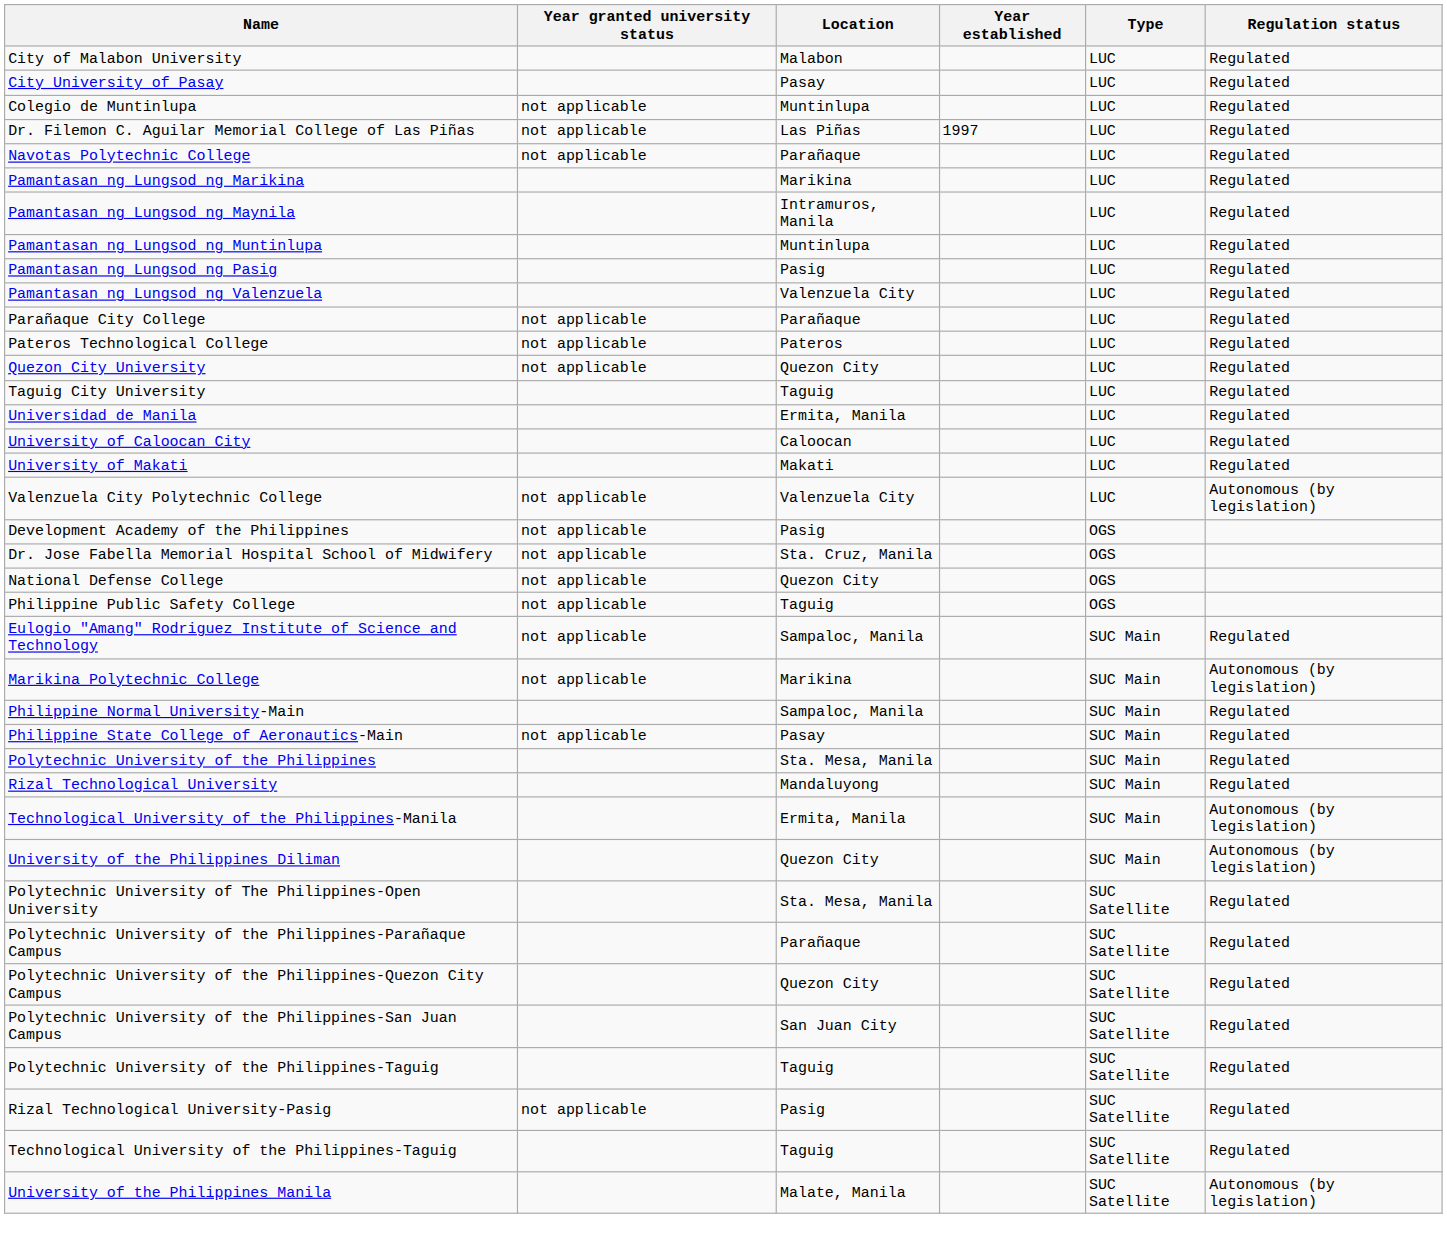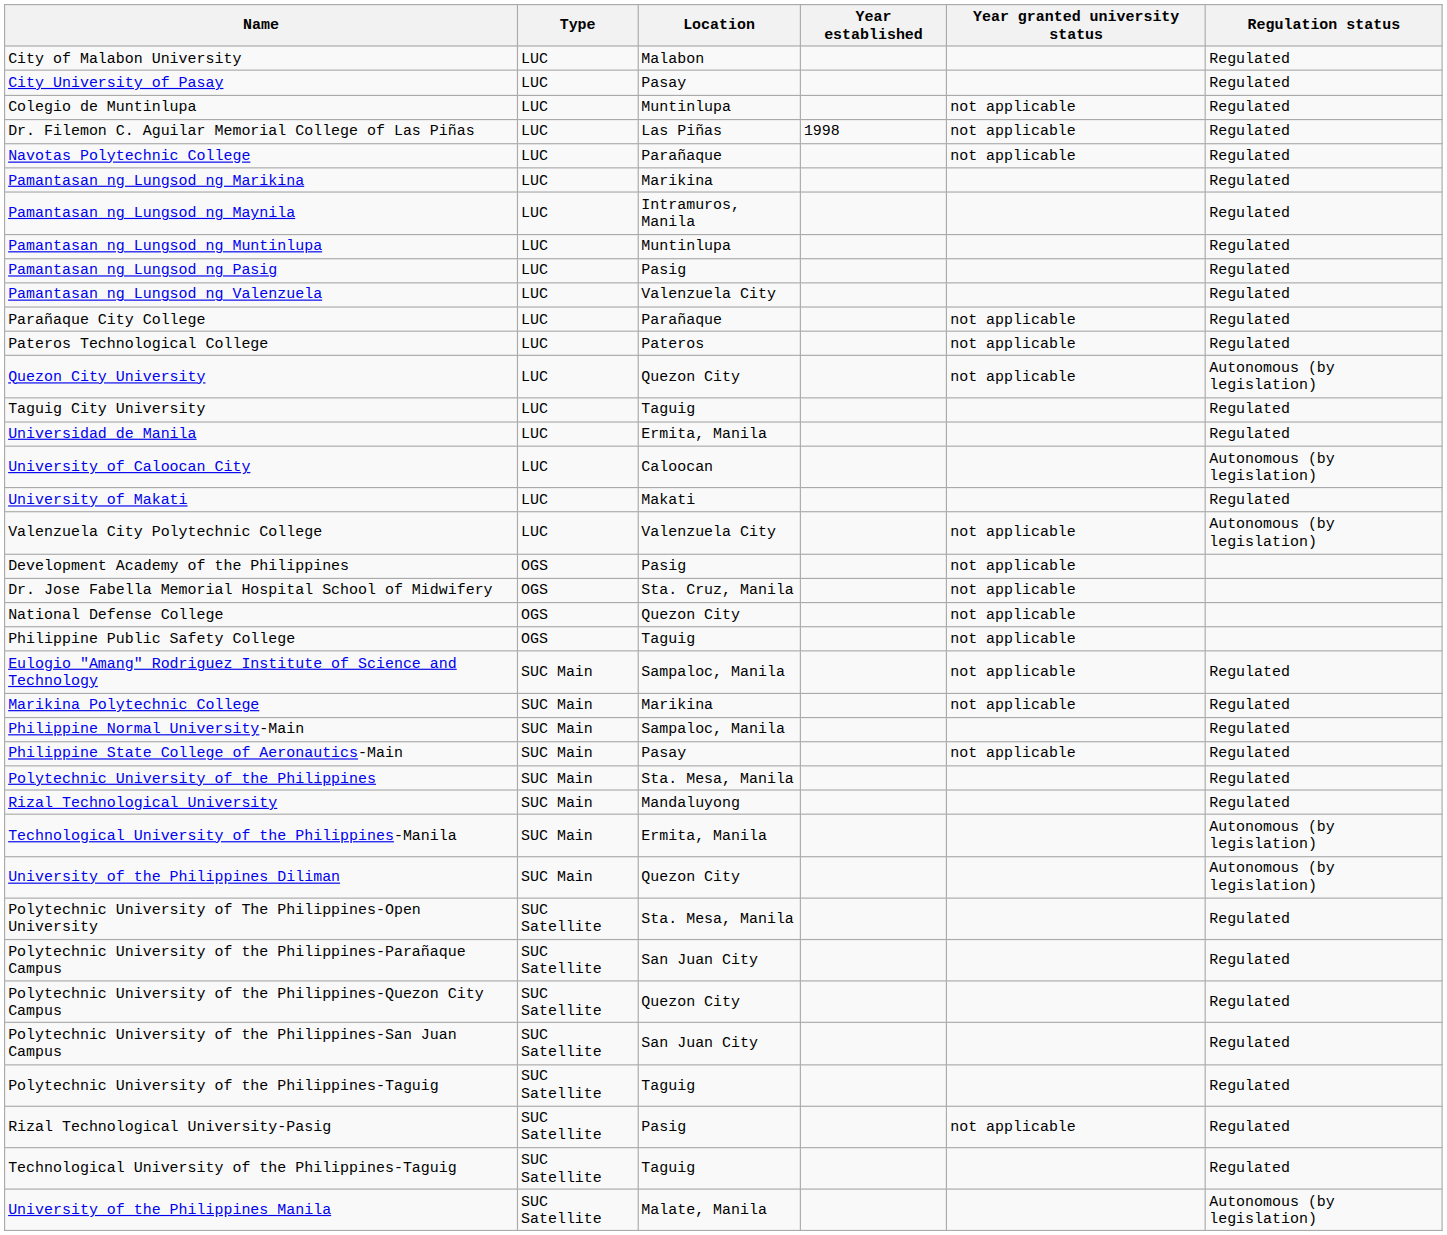columns swapped: (1146, 25) <-> (647, 25)
(961, 131) 1997 -> (822, 131) 1998
(1250, 368) Regulated -> (1272, 377) Autonomous (by legislation)
(1250, 441) Regulated -> (1272, 467) Autonomous (by legislation)
(1272, 679) Autonomous (by legislation) -> (1250, 705) Regulated
(820, 943) Parañaque -> (700, 960) San Juan City
